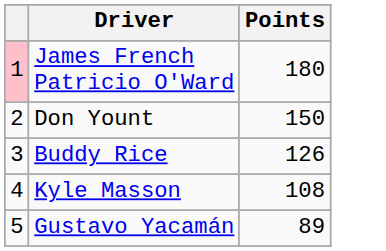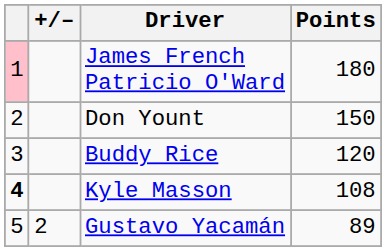+ column: (54, 23)
(305, 156) 126 -> (356, 156) 120
(17, 192) normal -> (17, 192) bold
